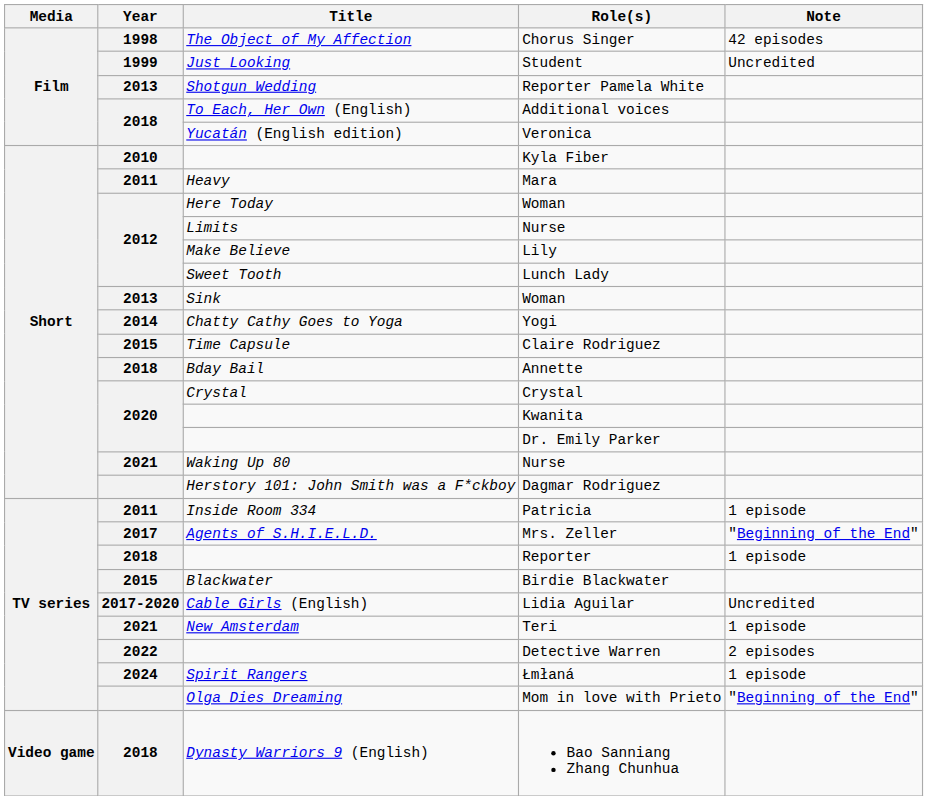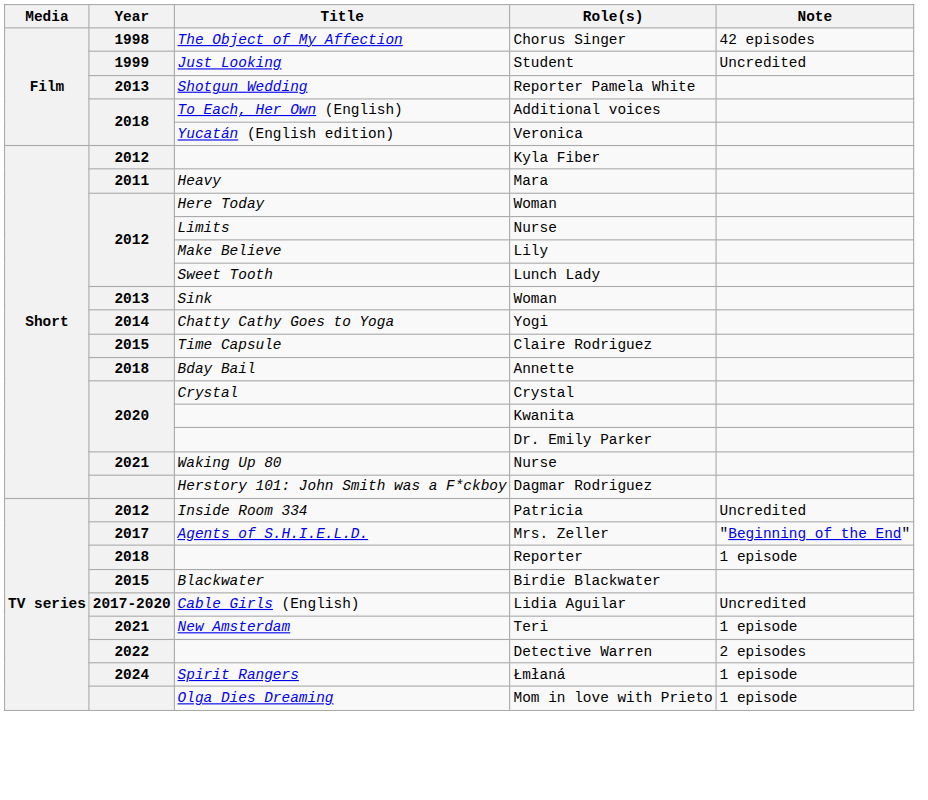(140, 157) 2010 -> (132, 157) 2012
(140, 510) 2011 -> (132, 510) 2012
(767, 510) 1 episode -> (763, 510) Uncredited
(824, 698) "Beginning of the End" -> (759, 698) 1 episode
- row: (308, 753)
